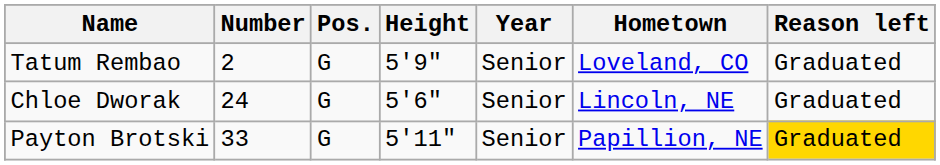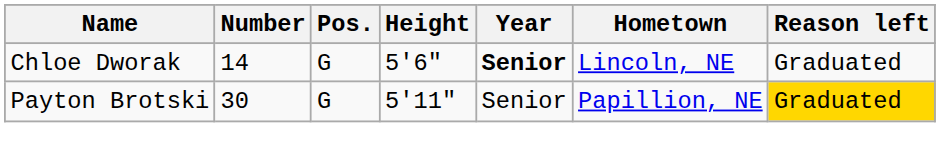- row: (96, 63)
(235, 101) 24 -> (235, 63) 14
(524, 101) normal -> (524, 63) bold
(235, 140) 33 -> (235, 101) 30
